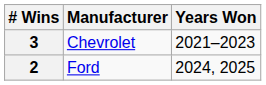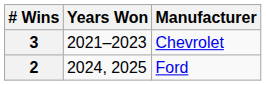columns swapped: (117, 17) <-> (216, 17)
